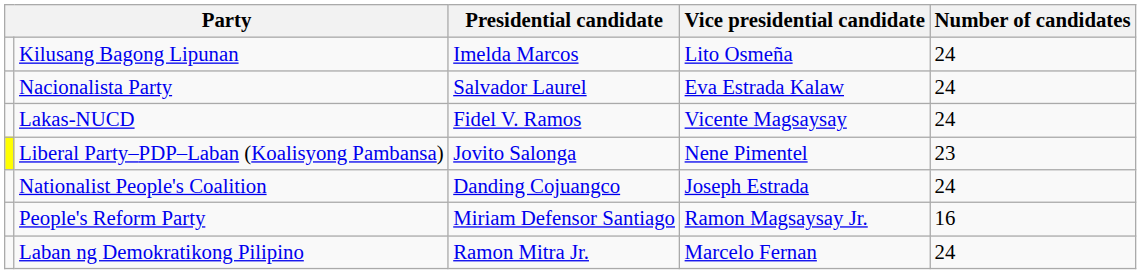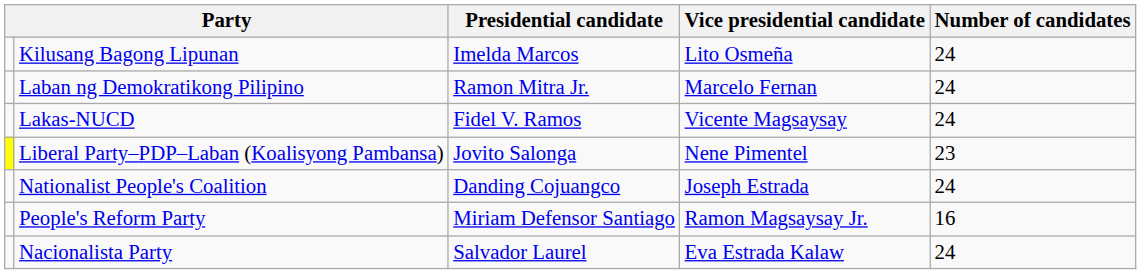rows swapped: (161, 251) <-> (96, 86)
